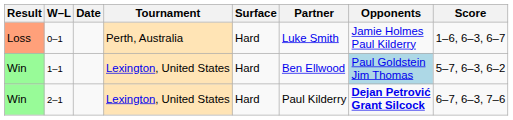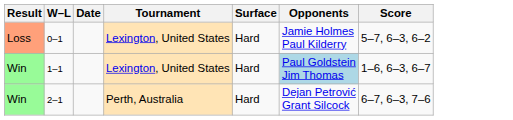- column: (314, 13)
(145, 37) Perth, Australia -> (168, 37) Lexington, United States
(470, 37) 1–6, 6–3, 6–7 -> (396, 37) 5–7, 6–3, 6–2
(470, 68) 5–7, 6–3, 6–2 -> (396, 68) 1–6, 6–3, 6–7
(168, 99) Lexington, United States -> (145, 99) Perth, Australia
(391, 99) bold -> (319, 99) normal
